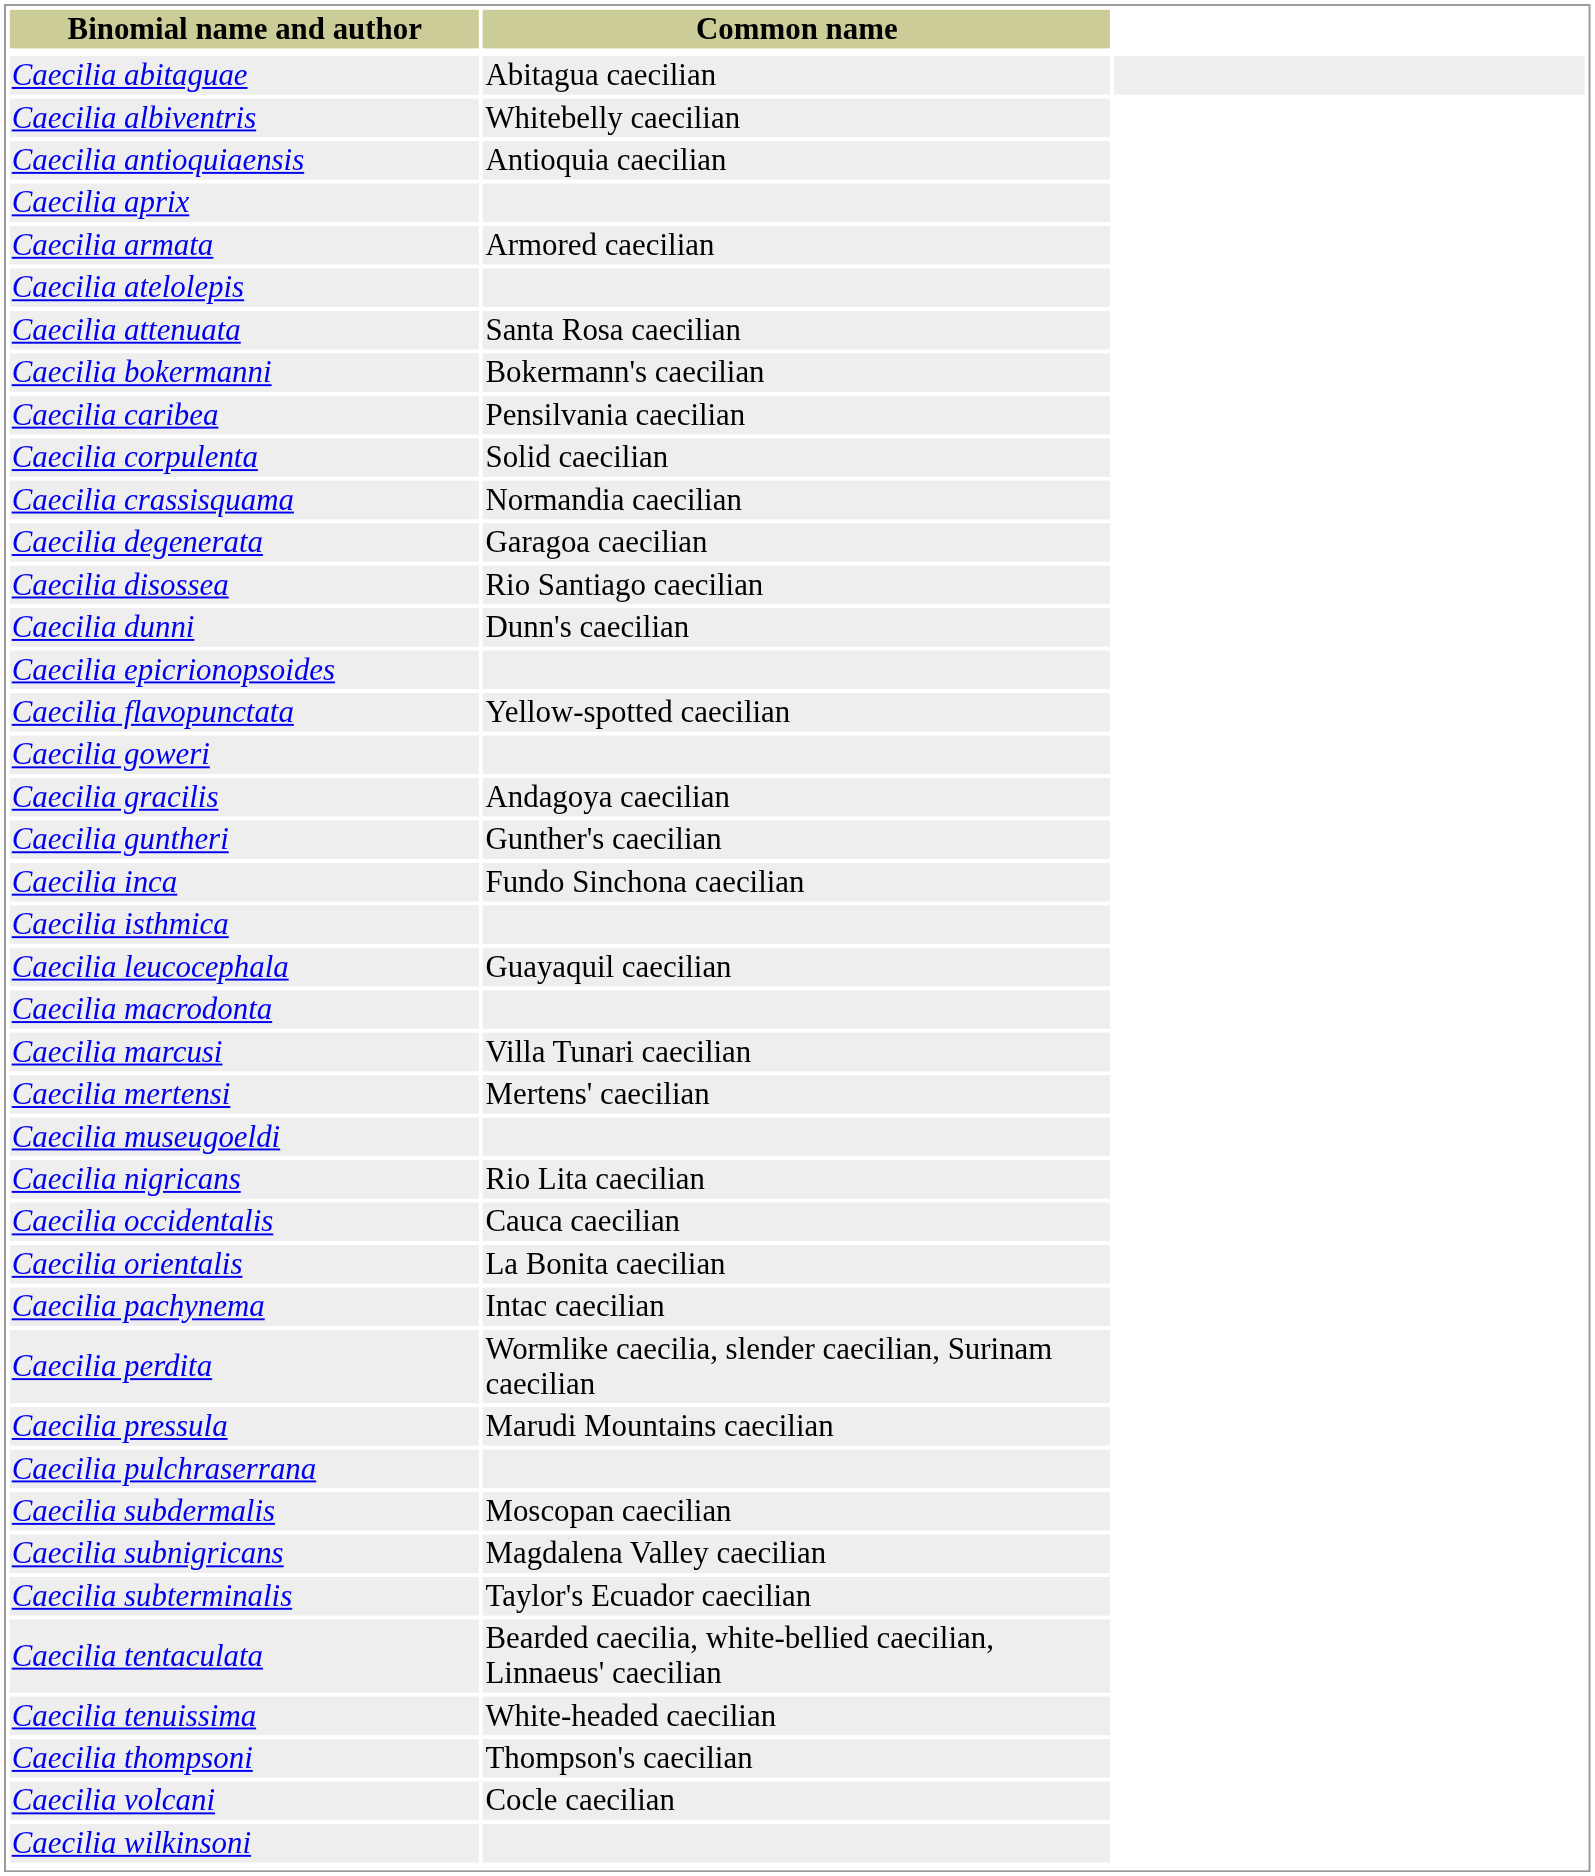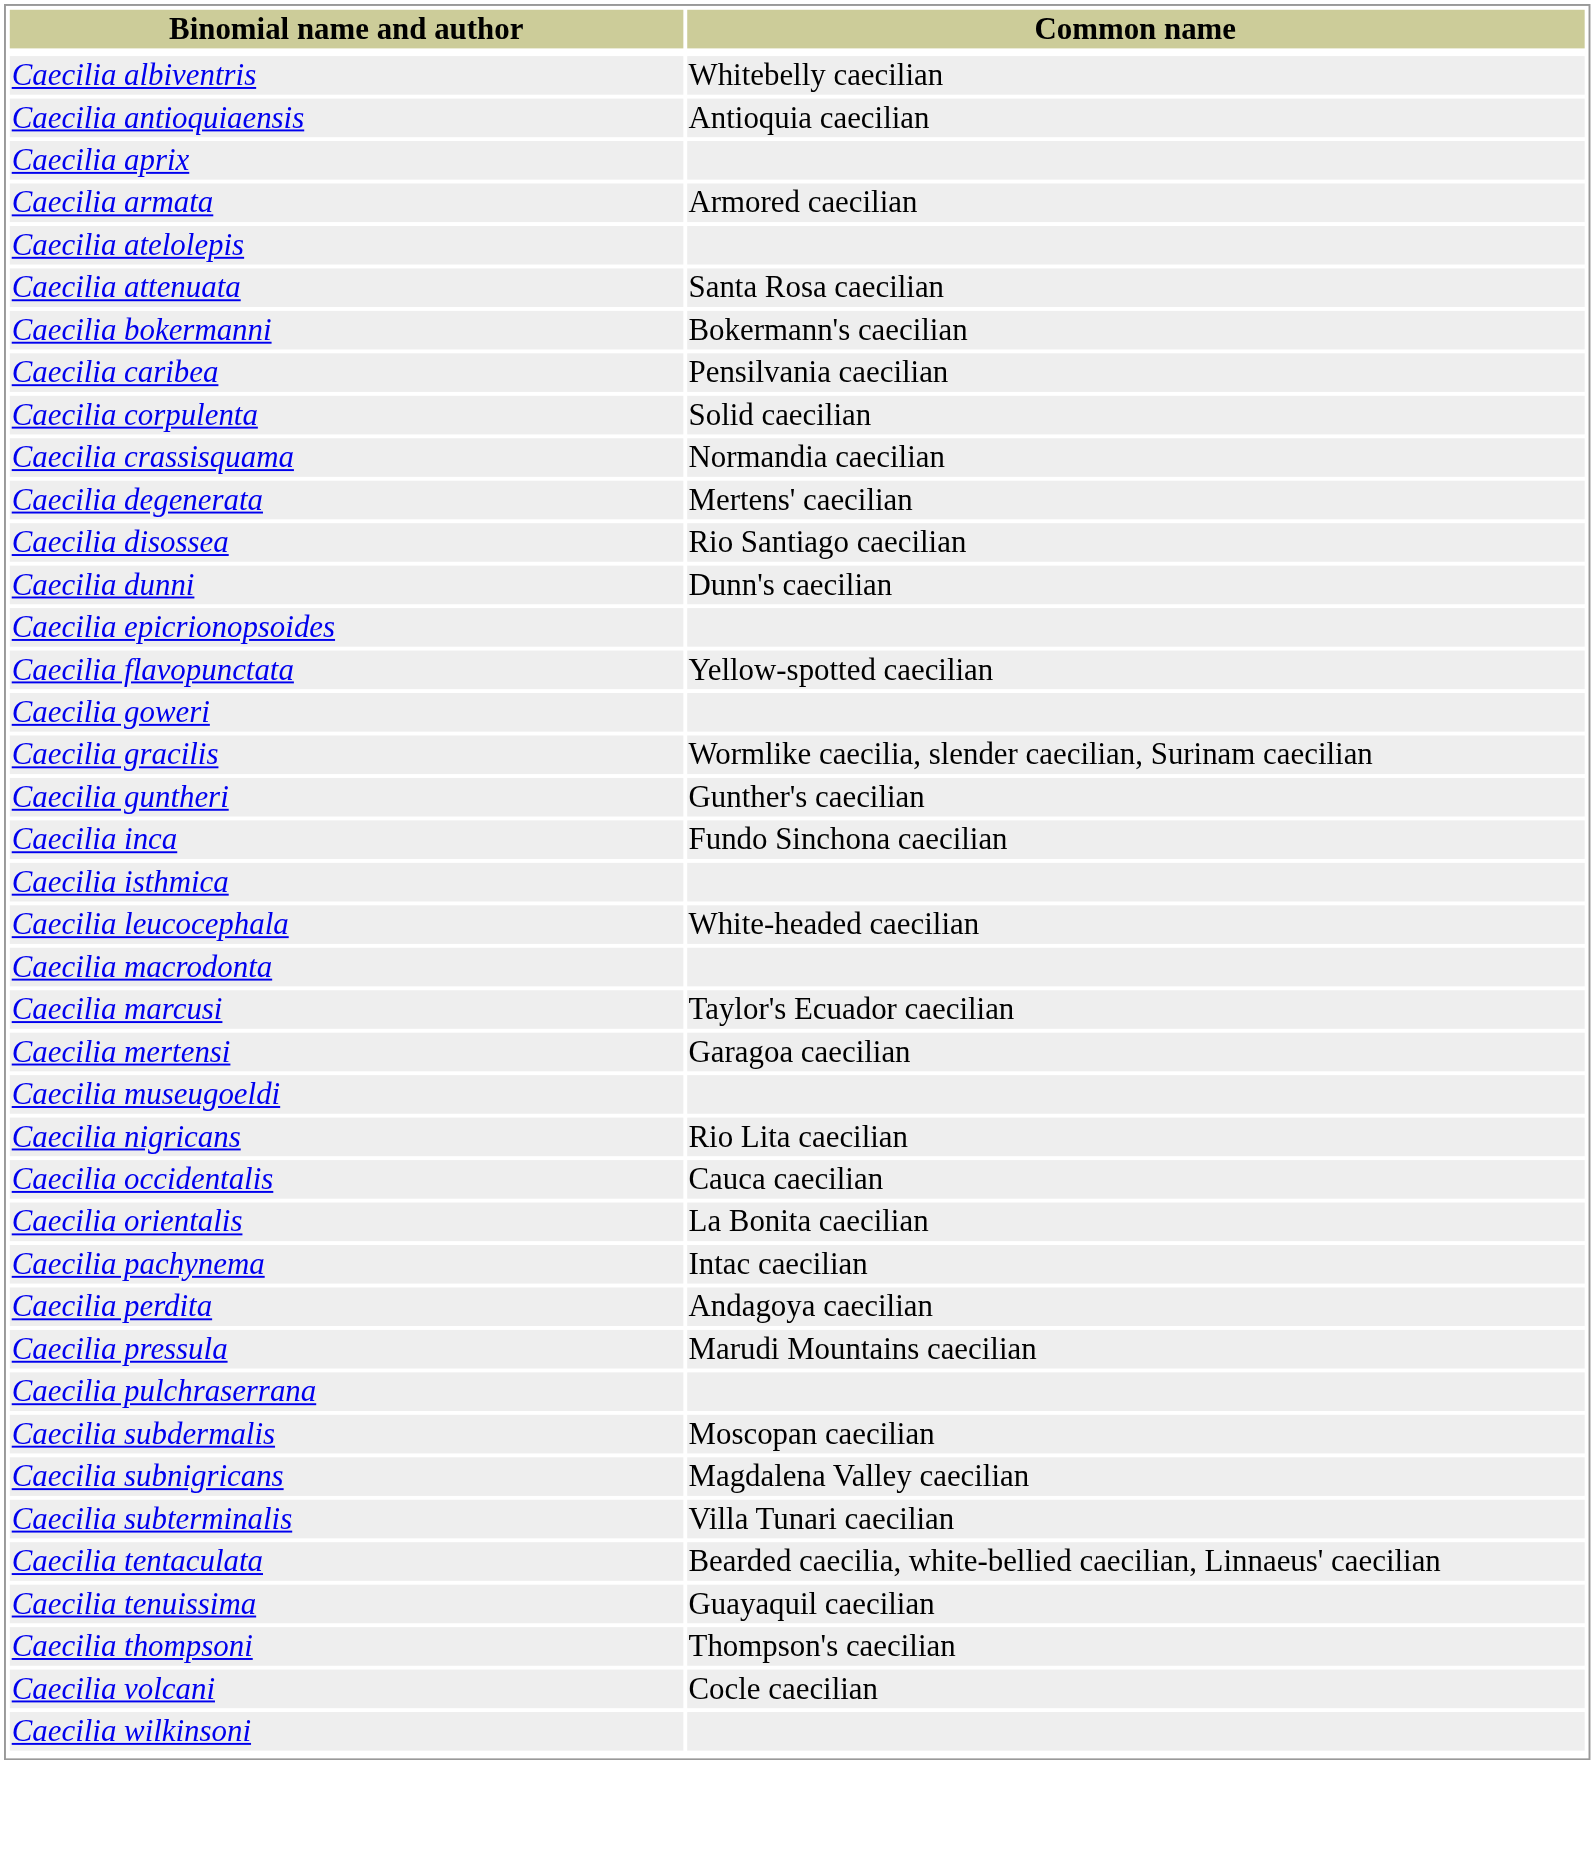- row: (130, 74)
(596, 542) Garagoa caecilian -> (801, 499) Mertens' caecilian
(608, 796) Andagoya caecilian -> (1031, 754) Wormlike caecilia, slender caecilian, Surinam caecilian
(609, 966) Guayaquil caecilian -> (834, 924) White-headed caecilian
(618, 1051) Villa Tunari caecilian -> (851, 1009) Taylor's Ecuador caecilian
(598, 1093) Mertens' caecilian -> (800, 1051) Garagoa caecilian
(769, 1366) Wormlike caecilia, slender caecilian, Surinam caecilian -> (811, 1306) Andagoya caecilian
(648, 1595) Taylor's Ecuador caecilian -> (821, 1518) Villa Tunari caecilian
(631, 1715) White-headed caecilian -> (812, 1603) Guayaquil caecilian
